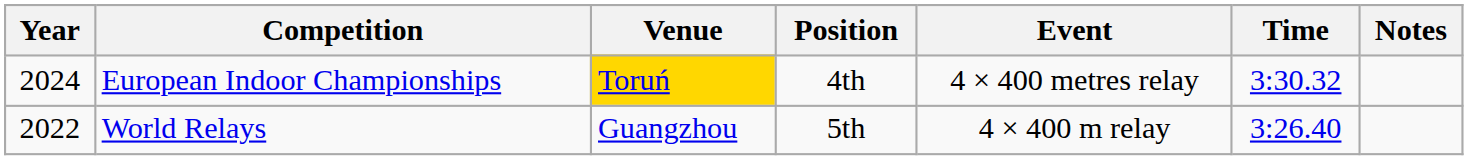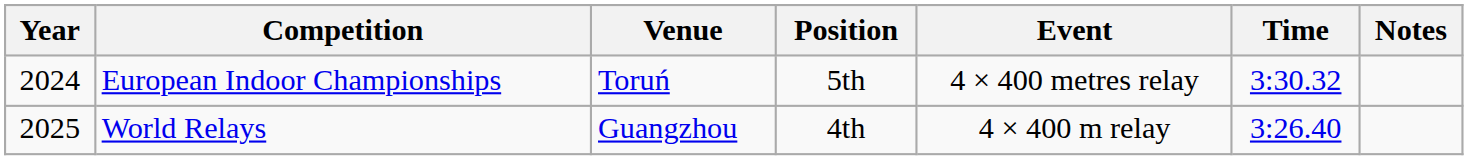(634, 79) gold background -> (634, 79) no background
(846, 79) 4th -> (846, 79) 5th
(50, 129) 2022 -> (50, 129) 2025
(846, 129) 5th -> (846, 129) 4th
